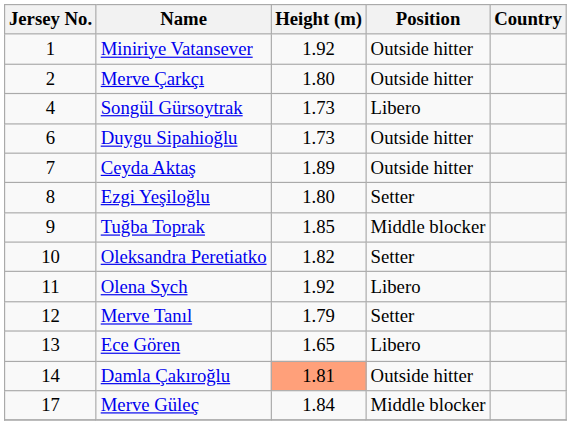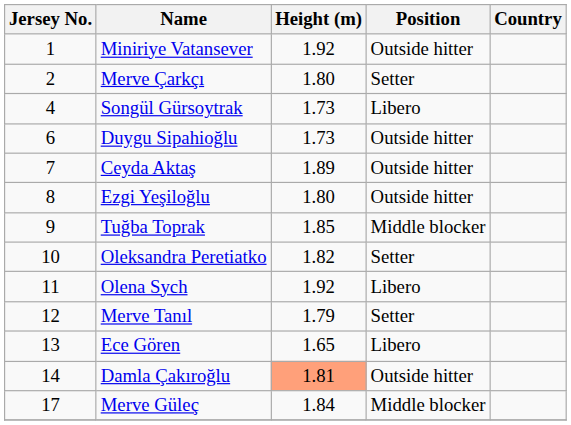(422, 78) Outside hitter -> (392, 78) Setter
(392, 197) Setter -> (422, 197) Outside hitter
